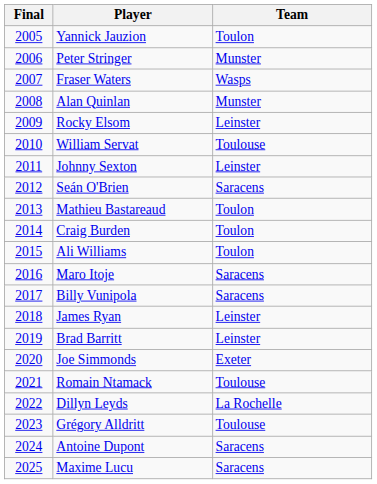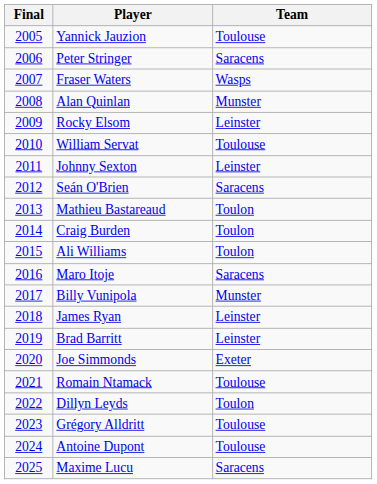(235, 36) Toulon -> (240, 36) Toulouse
(238, 58) Munster -> (240, 58) Saracens
(240, 295) Saracens -> (238, 295) Munster
(249, 403) La Rochelle -> (235, 403) Toulon
(240, 446) Saracens -> (240, 446) Toulouse
